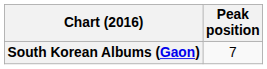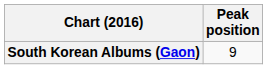(233, 52) 7 -> (233, 52) 9
